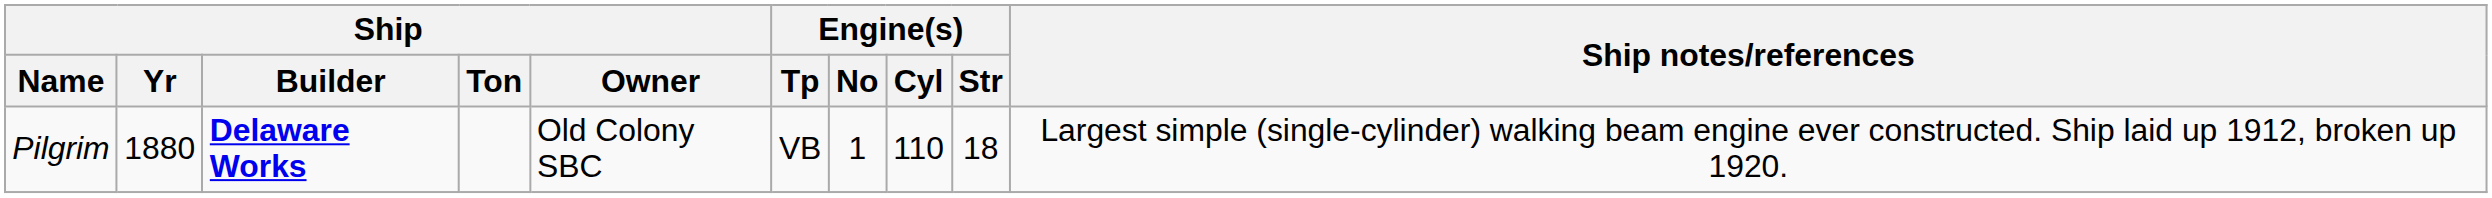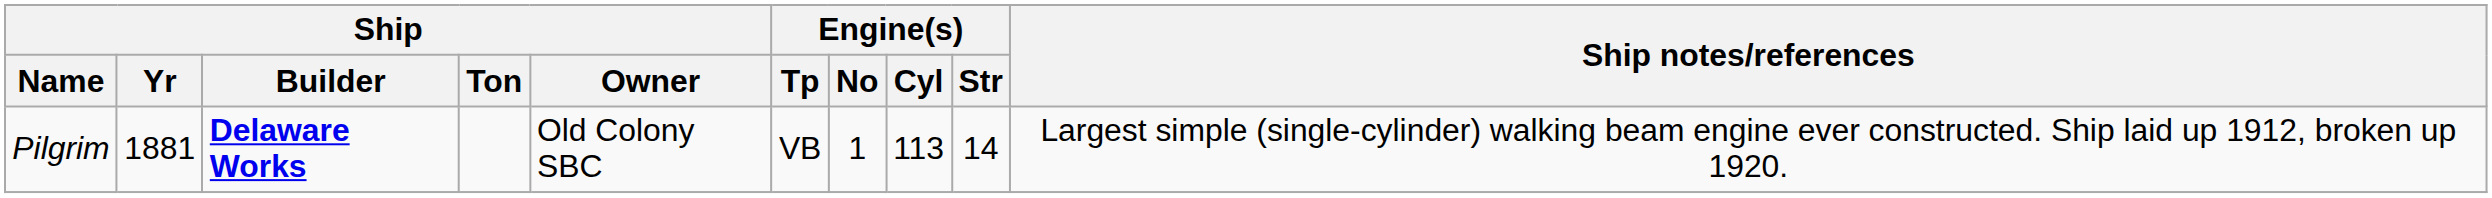(160, 148) 1880 -> (160, 148) 1881
(919, 148) 110 -> (919, 148) 113
(981, 148) 18 -> (981, 148) 14
